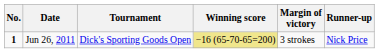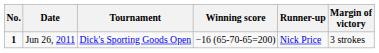columns swapped: (301, 18) <-> (349, 18)
(236, 40) khaki background -> (236, 40) no background
